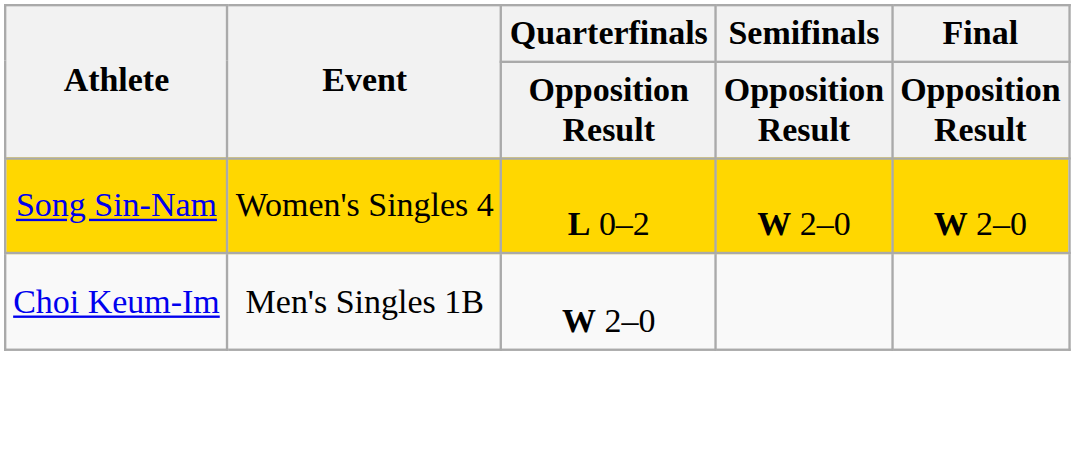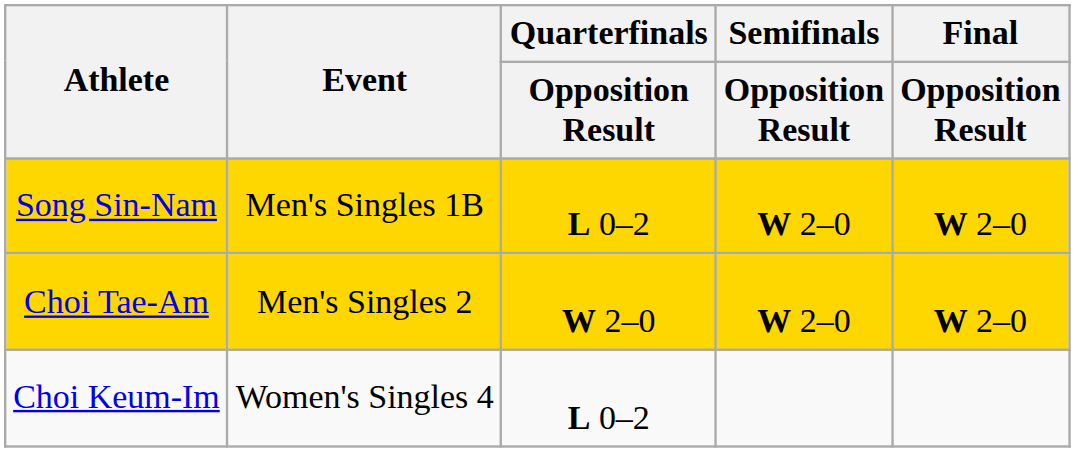(365, 205) Women's Singles 4 -> (365, 205) Men's Singles 1B
+ row: (116, 301)
(365, 301) Men's Singles 1B -> (365, 397) Women's Singles 4
(609, 321) W 2–0 -> (609, 417) L 0–2
